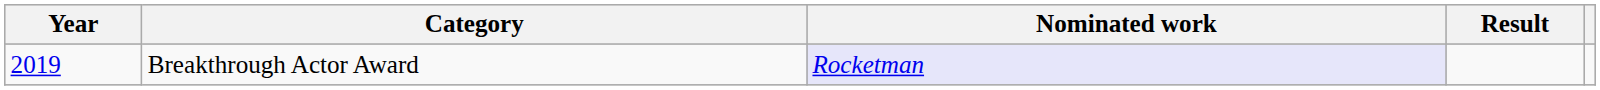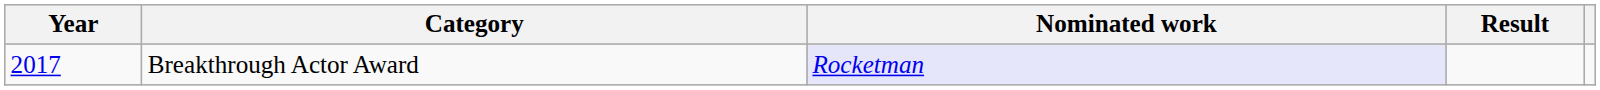(36, 64) 2019 -> (36, 64) 2017
